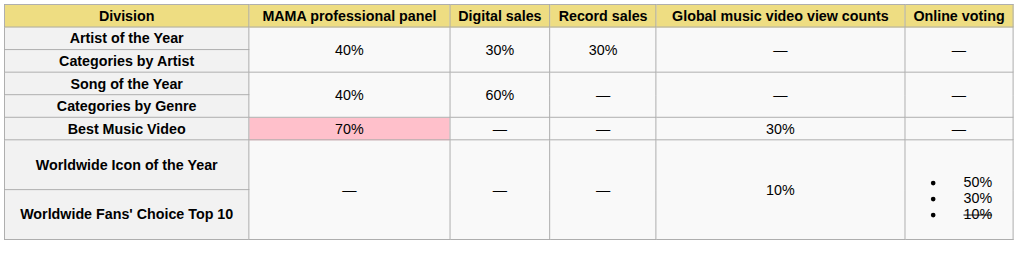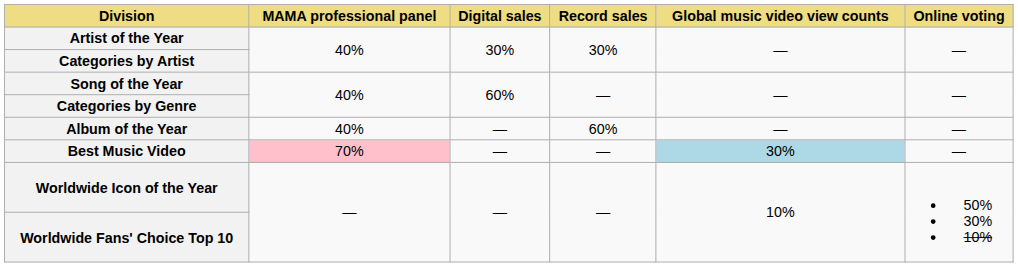+ row: (127, 129)
(780, 129) no background -> (780, 152) lightblue background
